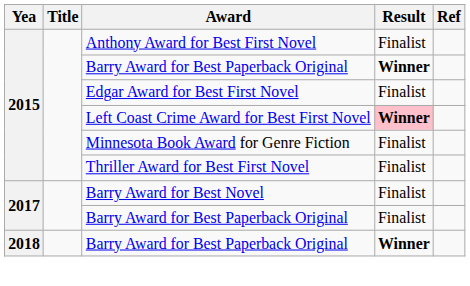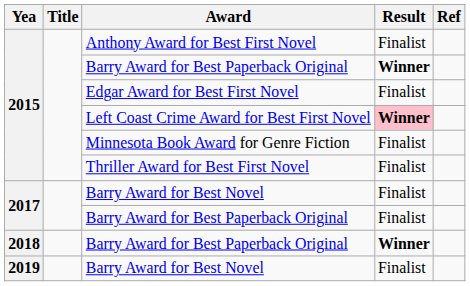+ row: (24, 268)
